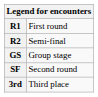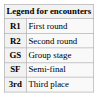(47, 40) Semi-final -> (53, 40) Second round
(53, 69) Second round -> (47, 69) Semi-final
